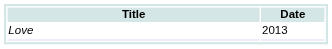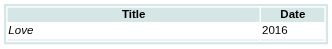(275, 30) 2013 -> (275, 30) 2016
